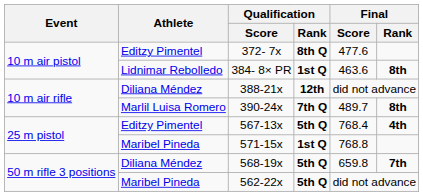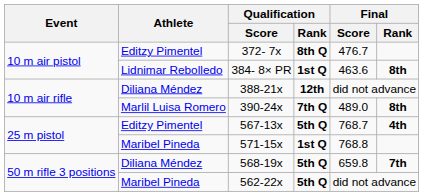(353, 51) 477.6 -> (353, 51) 476.7
(353, 107) 489.7 -> (353, 107) 489.0
(353, 126) 768.4 -> (353, 126) 768.7
